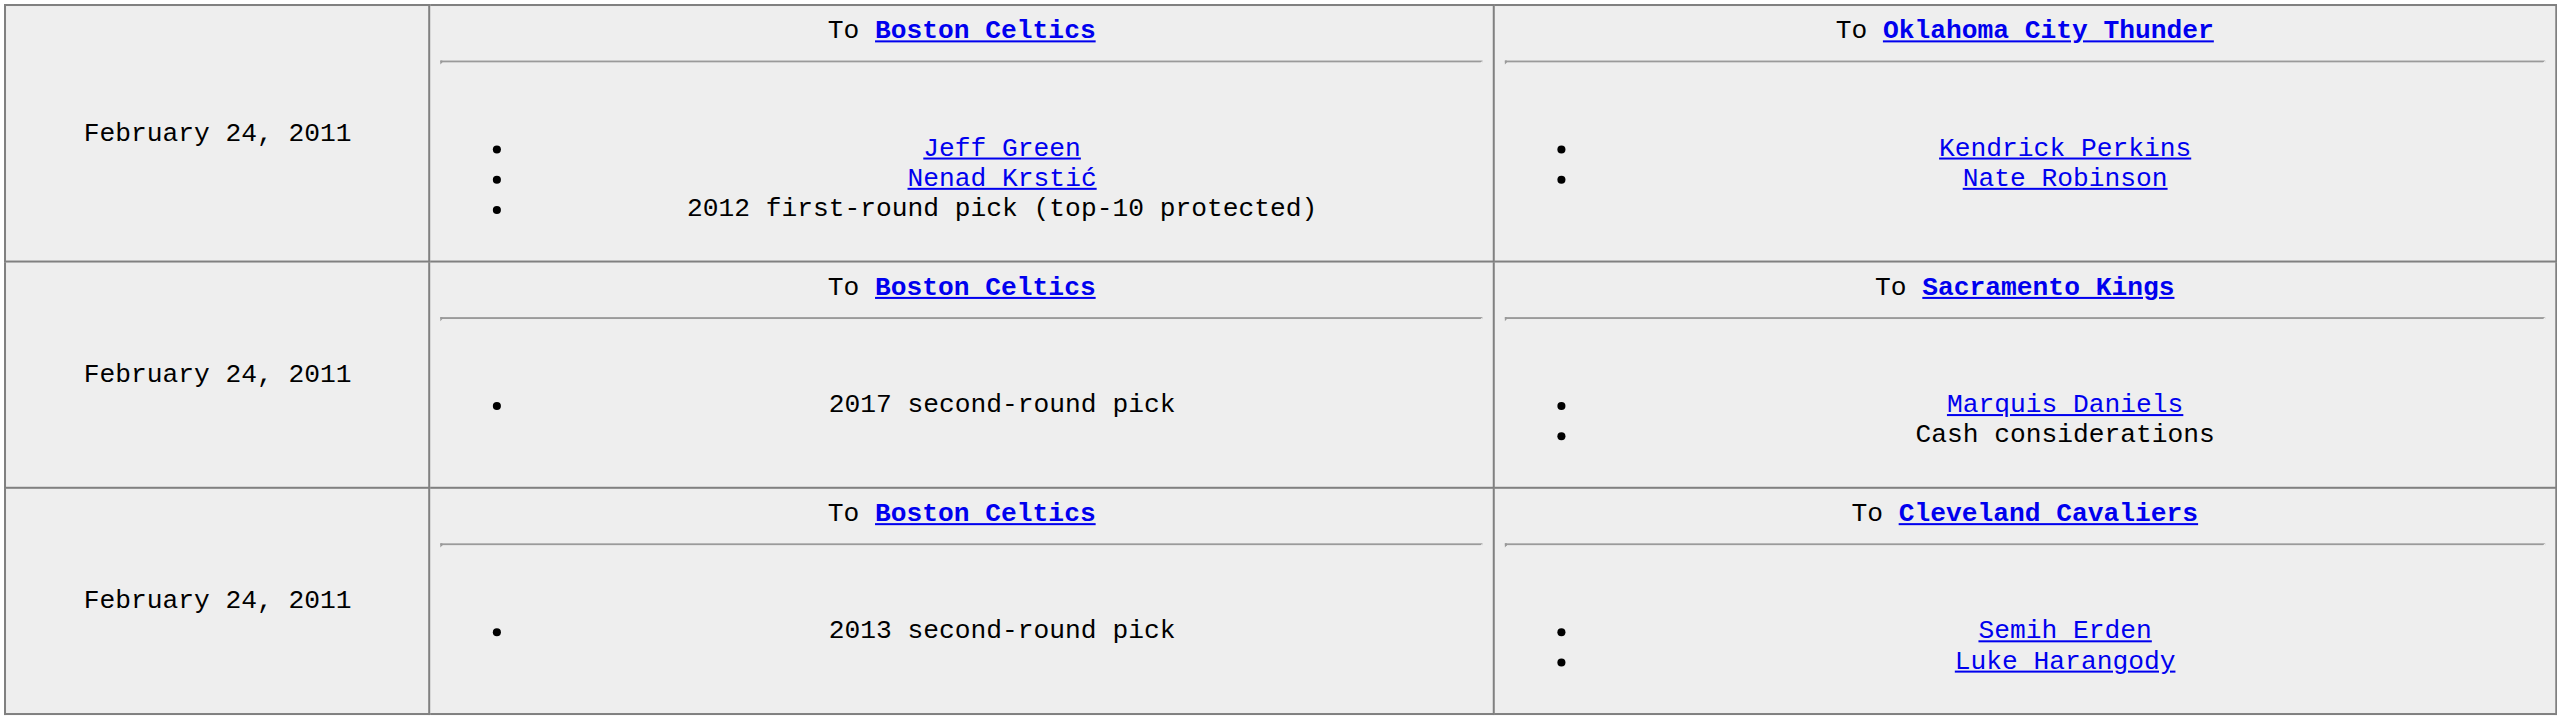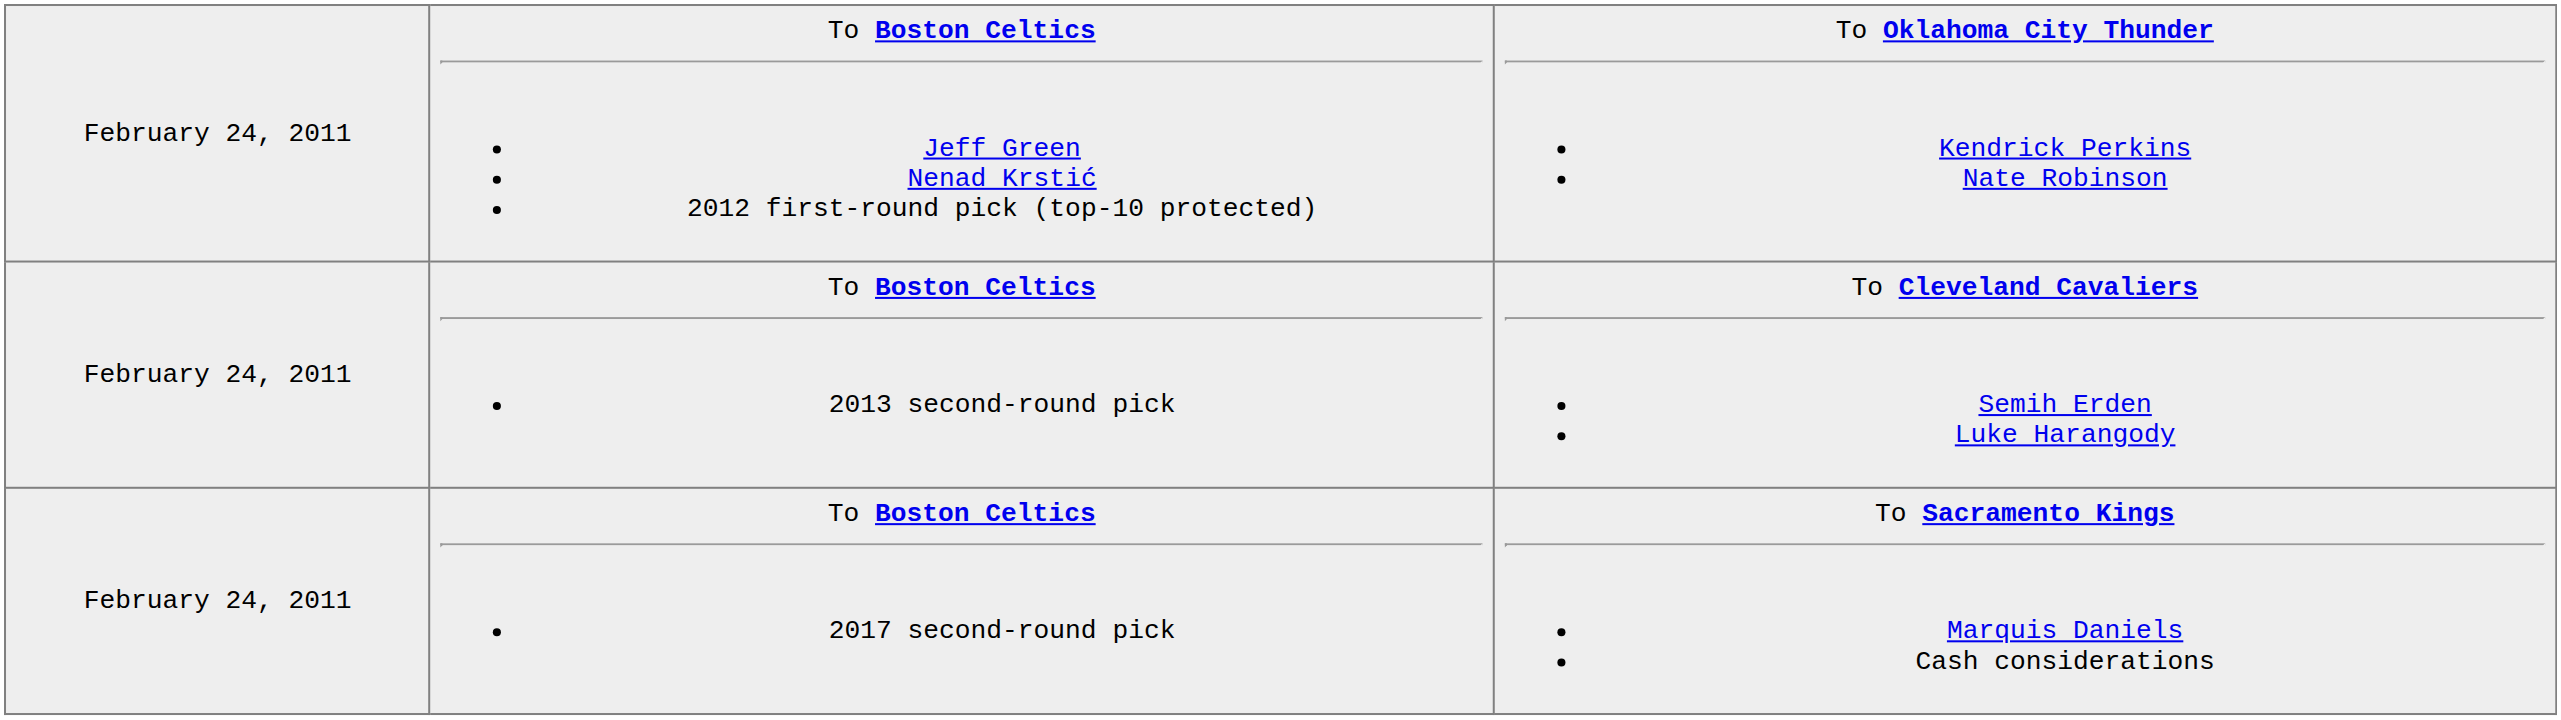rows swapped: (962, 573) <-> (962, 346)
